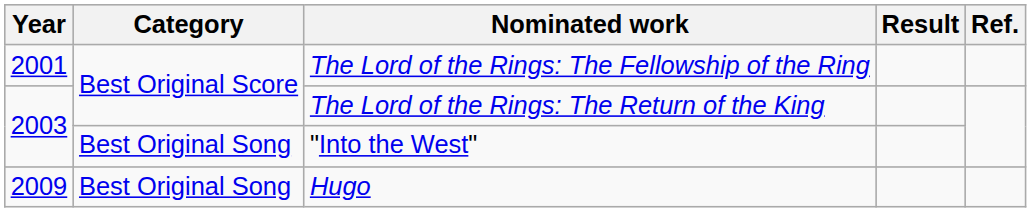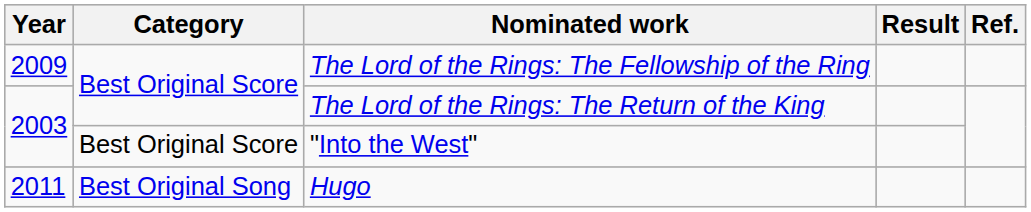(39, 65) 2001 -> (39, 65) 2009
(185, 145) Best Original Song -> (189, 145) Best Original Score
(39, 186) 2009 -> (38, 186) 2011
